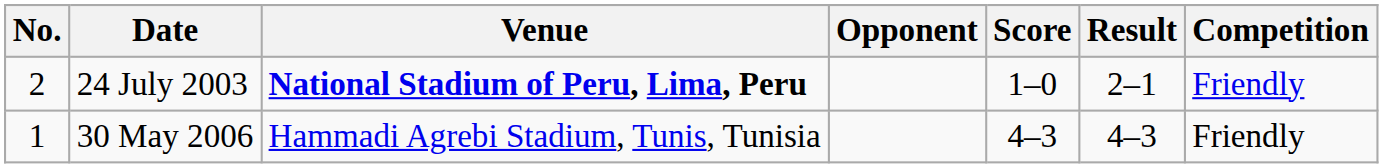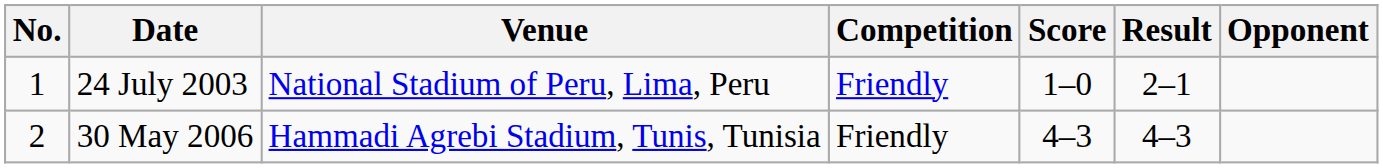columns swapped: (907, 30) <-> (1281, 30)
(37, 83) 2 -> (37, 83) 1
(538, 83) bold -> (519, 83) normal
(37, 135) 1 -> (37, 135) 2
